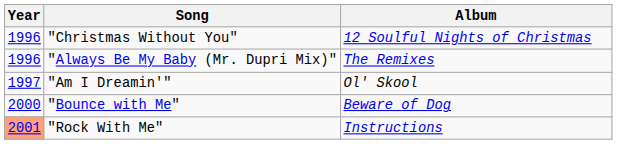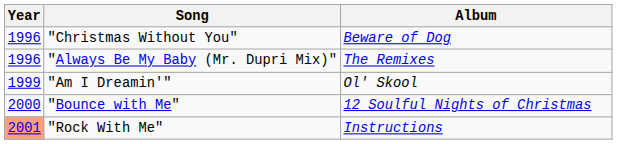(468, 38) 12 Soulful Nights of Christmas -> (397, 38) Beware of Dog
(24, 83) 1997 -> (24, 83) 1999
(397, 106) Beware of Dog -> (468, 106) 12 Soulful Nights of Christmas
